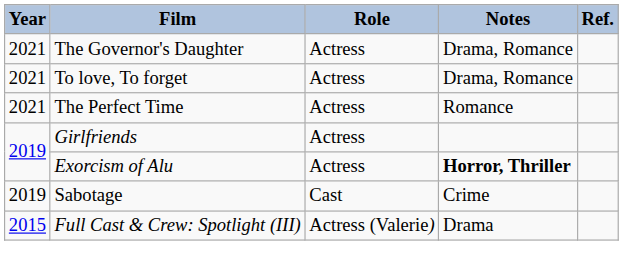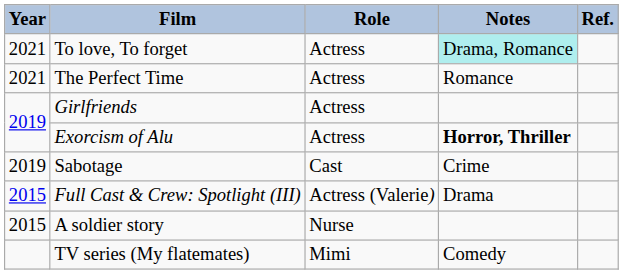- row: (149, 48)
(508, 78) no background -> (508, 48) paleturquoise background
+ row: (109, 225)
+ row: (152, 254)
